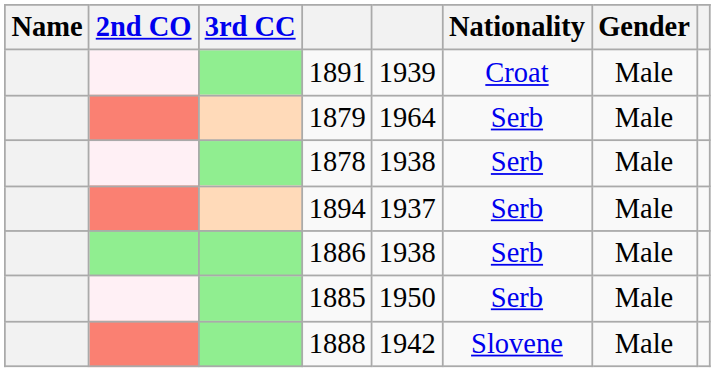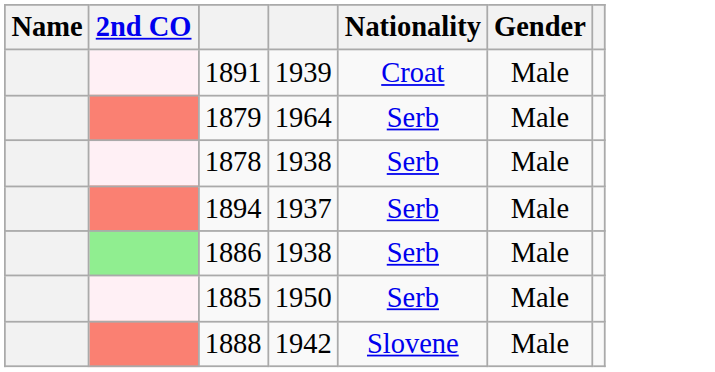- column: (250, 27)
